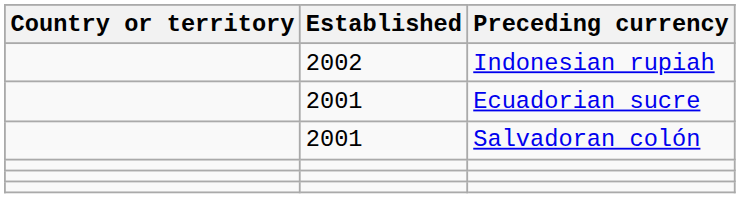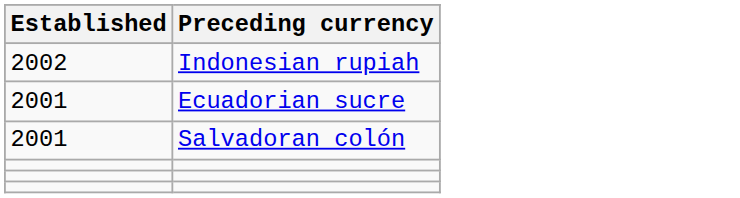- column: (153, 24)
